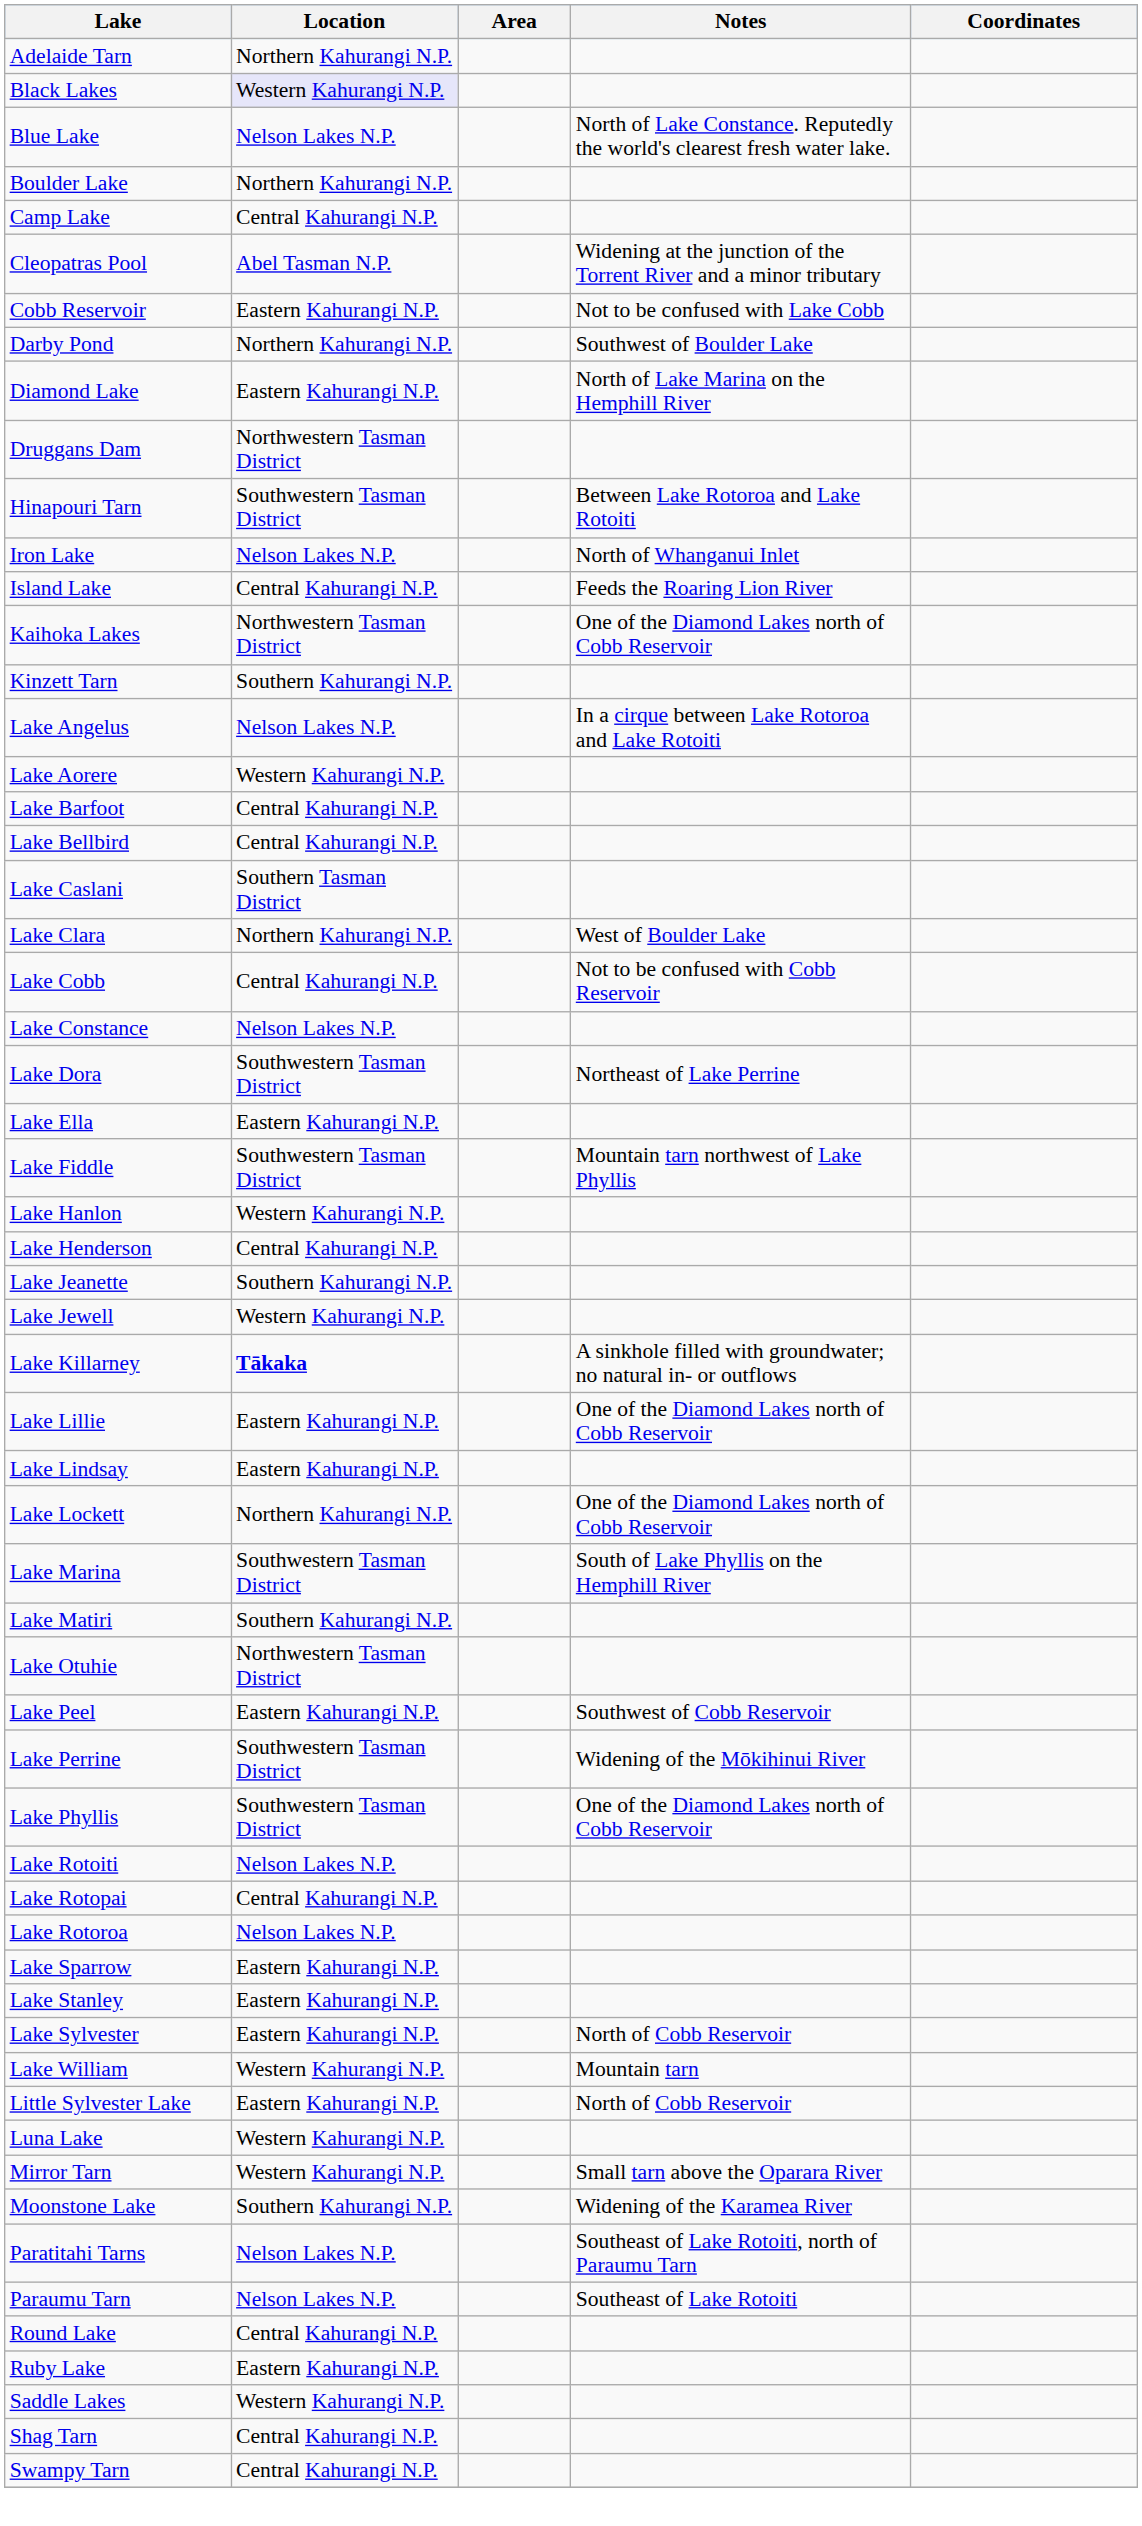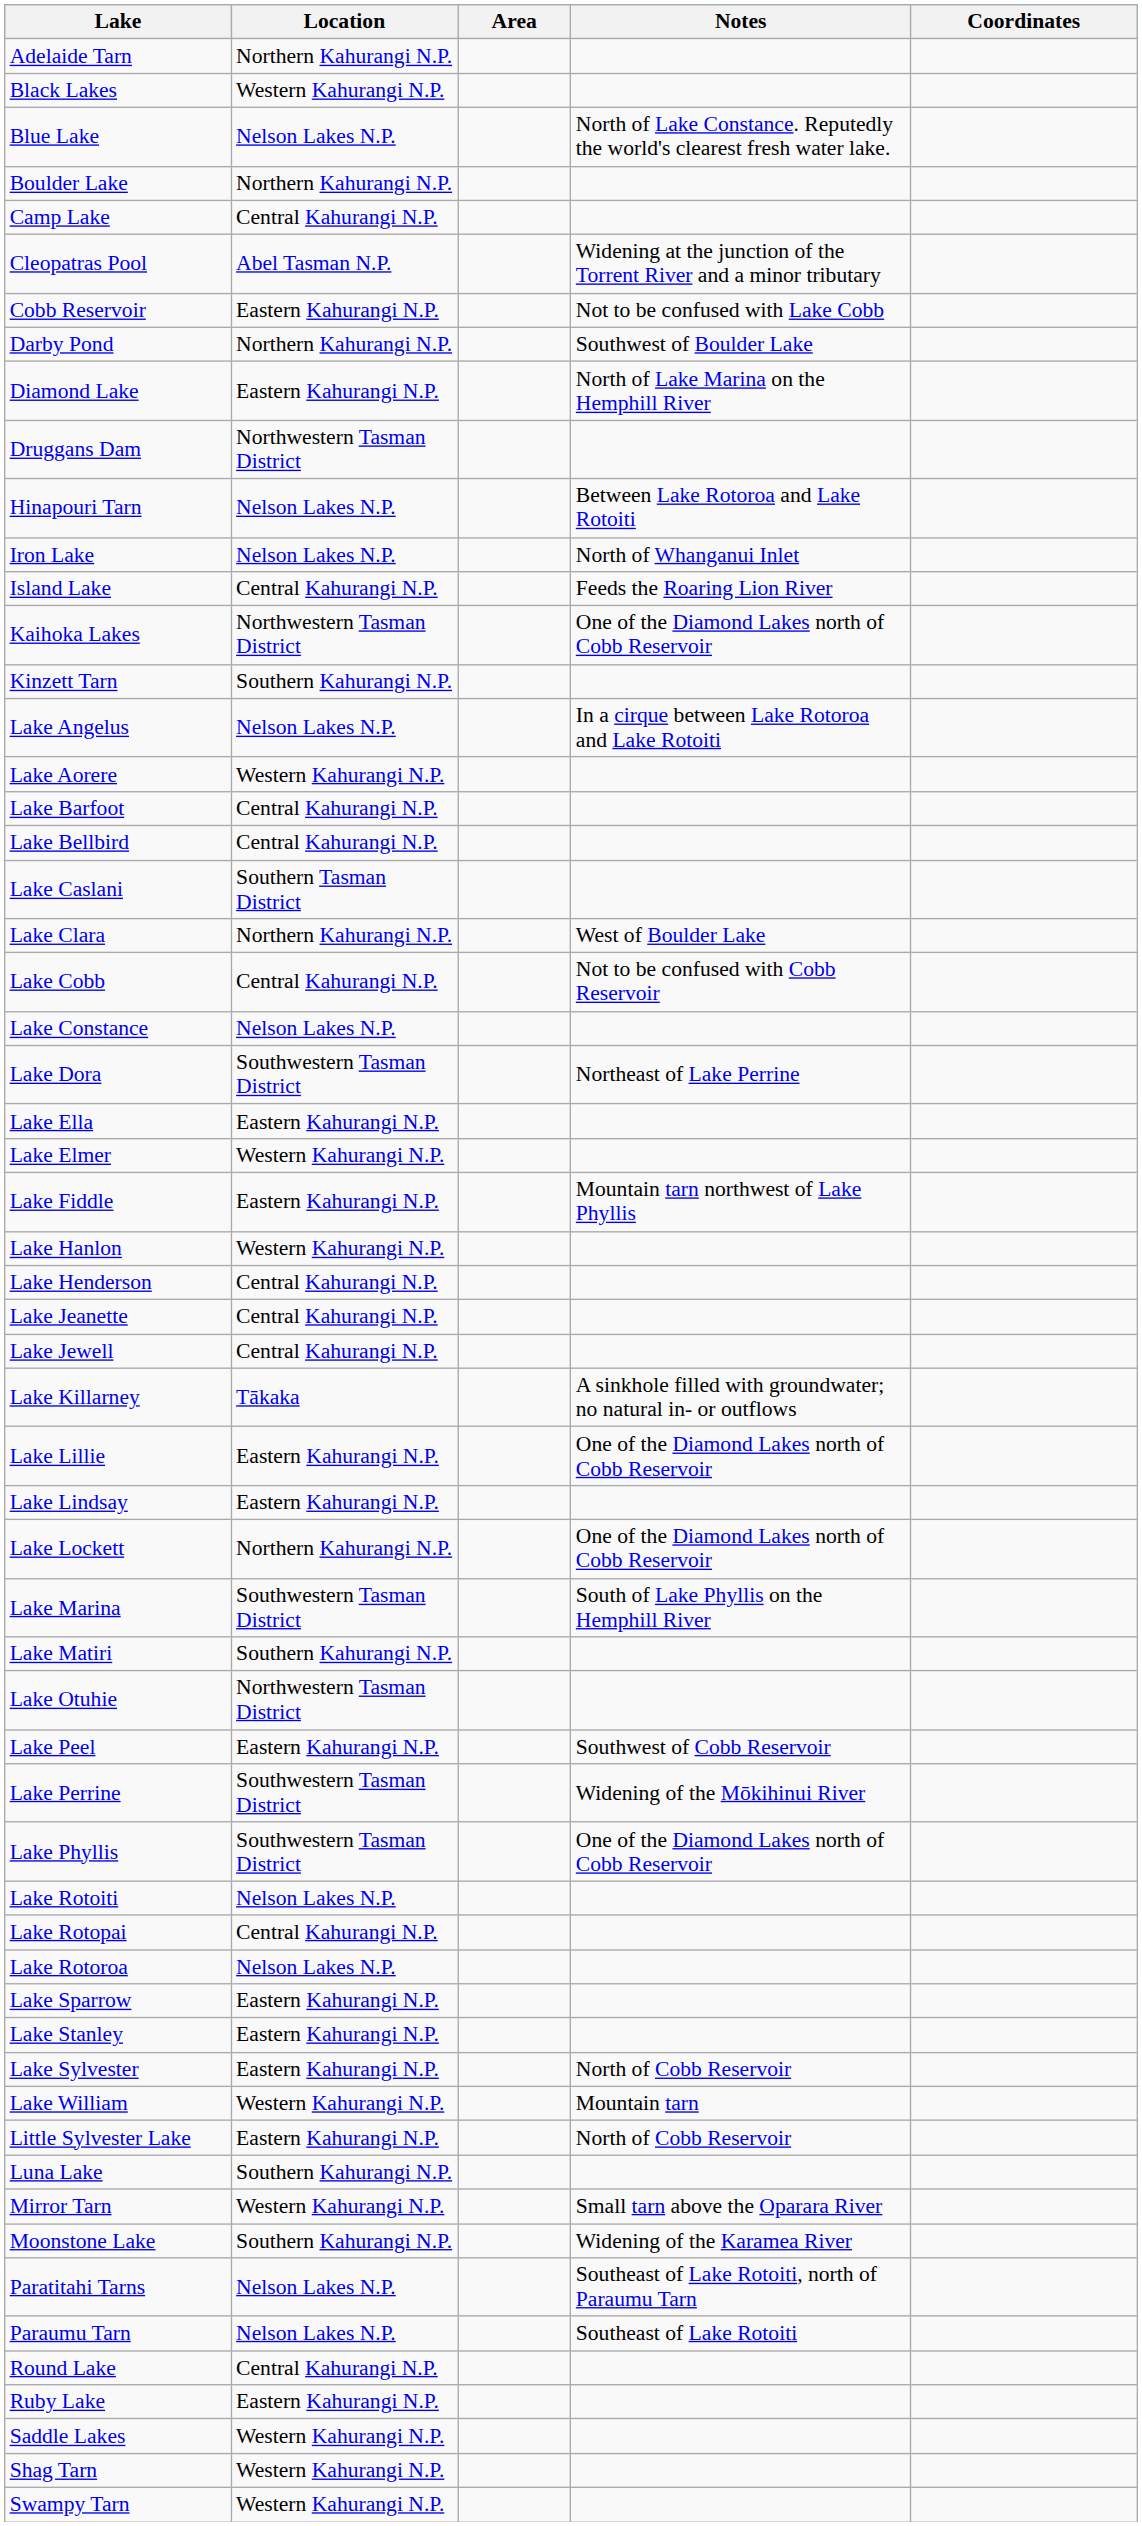(340, 90) lavender background -> (340, 90) no background
(331, 507) Southwestern Tasman District -> (316, 507) Nelson Lakes N.P.
+ row: (60, 1155)
(331, 1167) Southwestern Tasman District -> (338, 1201) Eastern Kahurangi N.P.
(344, 1282) Southern Kahurangi N.P. -> (337, 1316) Central Kahurangi N.P.
(340, 1316) Western Kahurangi N.P. -> (337, 1350) Central Kahurangi N.P.
(272, 1363) bold -> (268, 1397) normal
(340, 2137) Western Kahurangi N.P. -> (344, 2171) Southern Kahurangi N.P.
(337, 2435) Central Kahurangi N.P. -> (340, 2470) Western Kahurangi N.P.
(337, 2470) Central Kahurangi N.P. -> (340, 2504) Western Kahurangi N.P.
